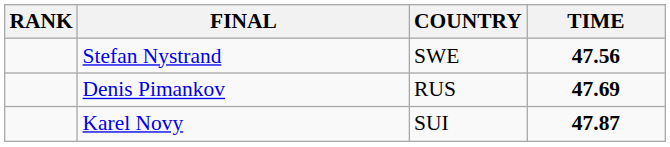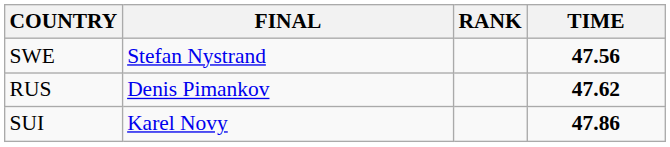columns swapped: (41, 21) <-> (468, 21)
(596, 89) 47.69 -> (596, 89) 47.62
(596, 123) 47.87 -> (596, 123) 47.86
